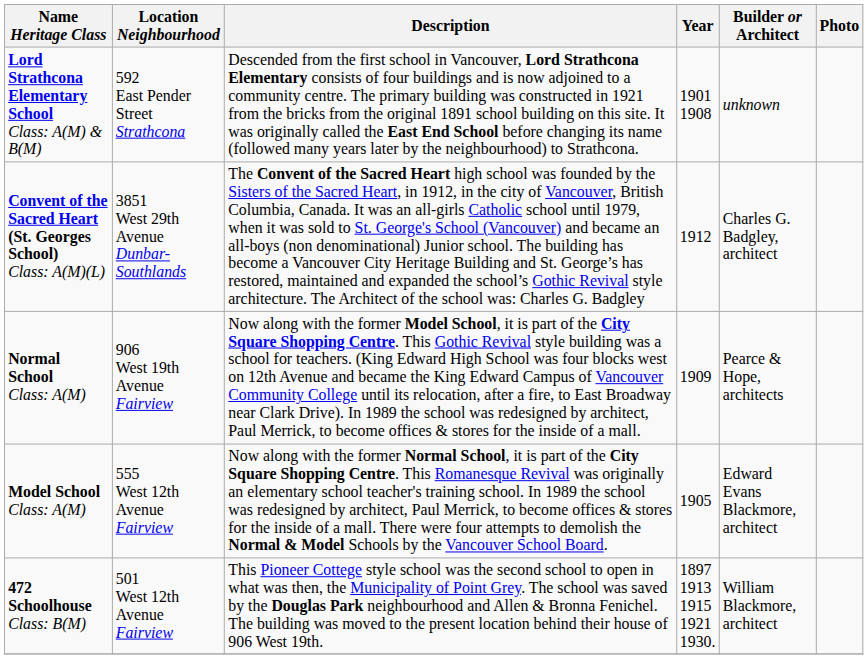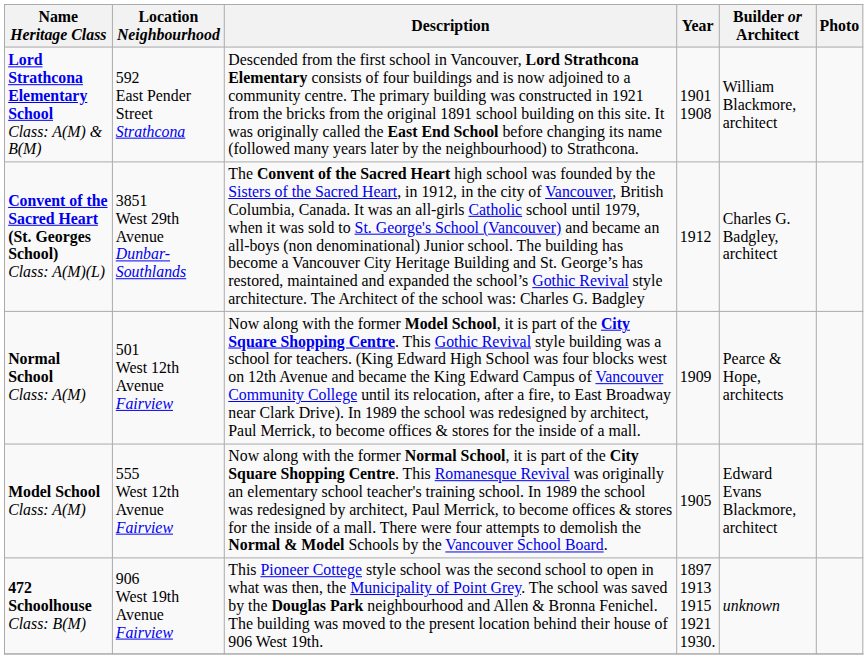(751, 104) unknown -> (760, 104) William Blackmore, architect
(147, 377) 906 West 19th Avenue Fairview -> (147, 377) 501 West 12th Avenue Fairview
(147, 605) 501 West 12th Avenue Fairview -> (147, 605) 906 West 19th Avenue Fairview
(760, 605) William Blackmore, architect -> (751, 605) unknown
